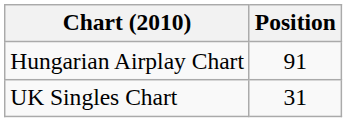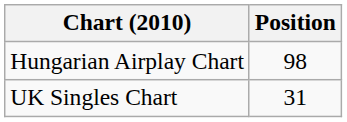(295, 60) 91 -> (295, 60) 98
